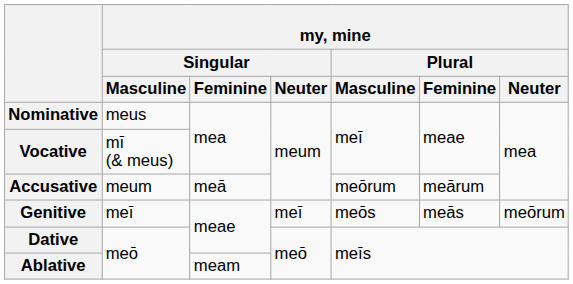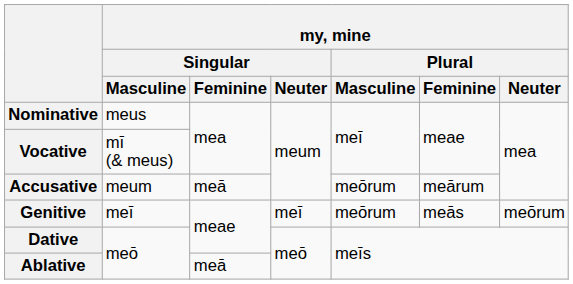(355, 213) meōs -> (365, 213) meōrum
(217, 266) meam -> (210, 266) meā
